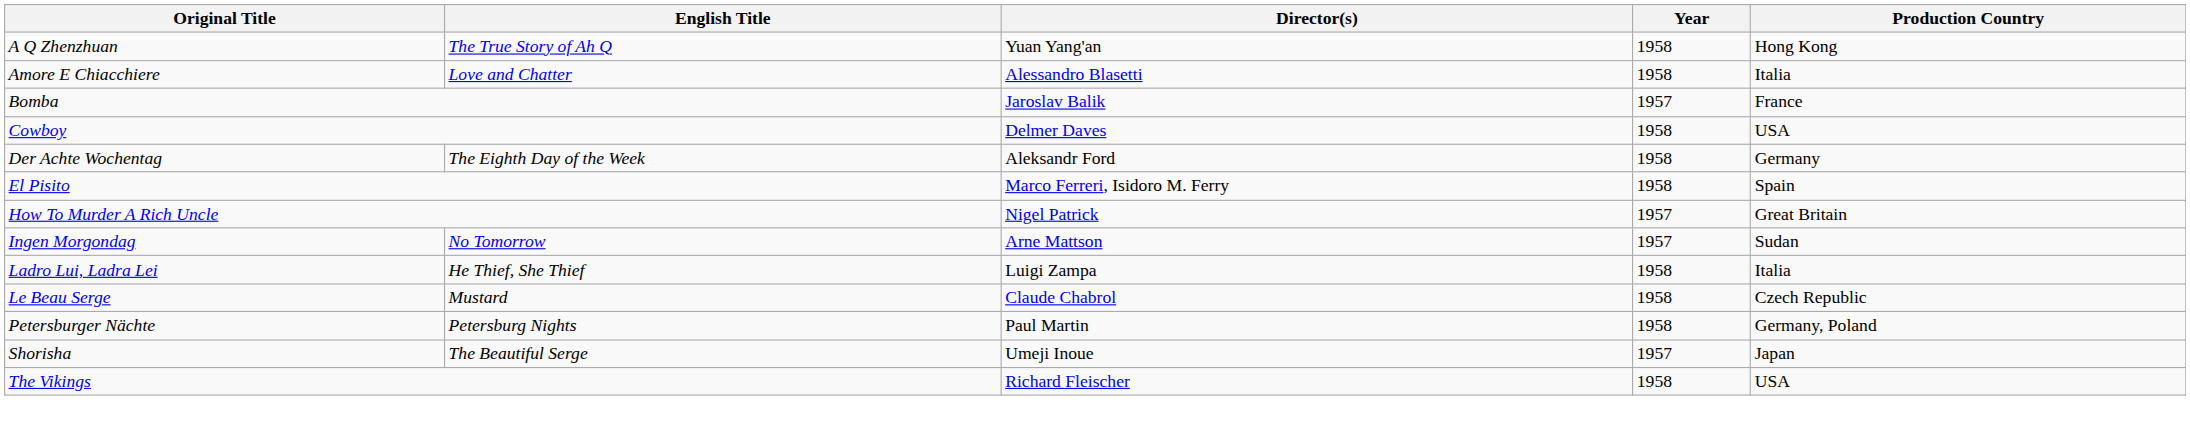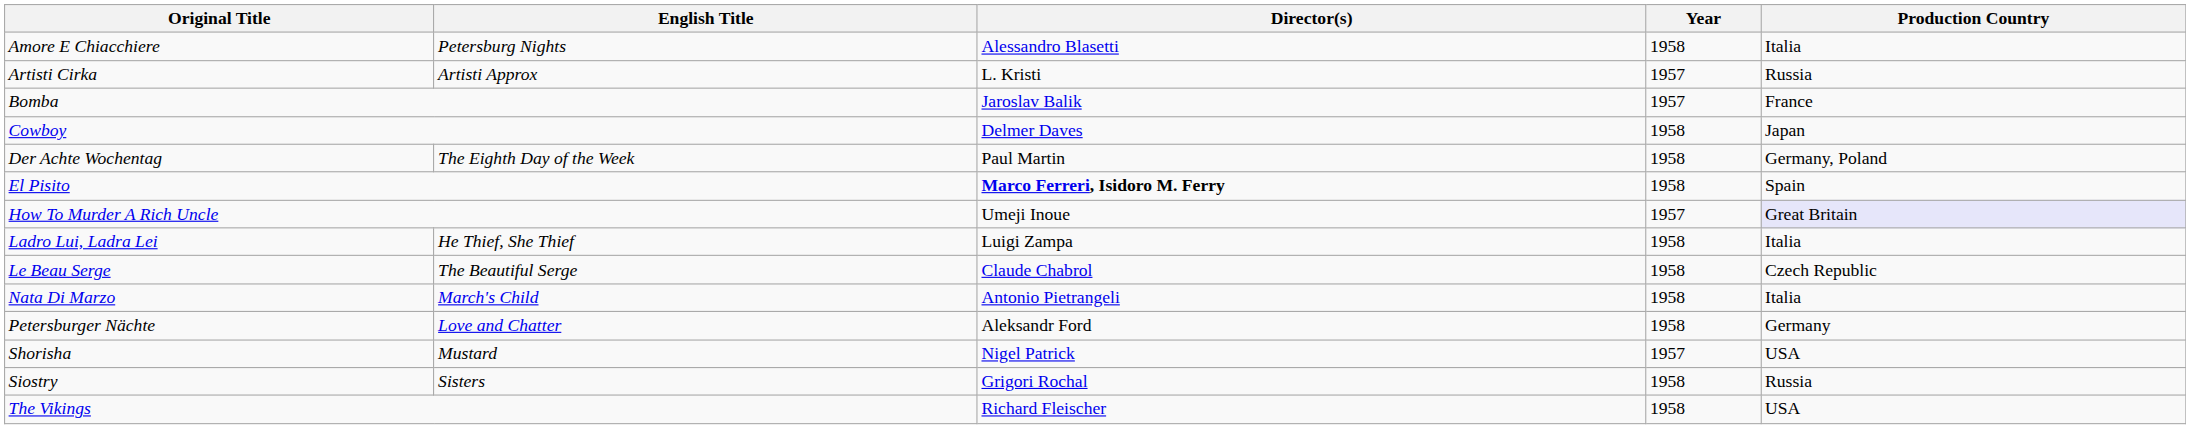- row: (63, 46)
(510, 74) Love and Chatter -> (502, 46) Petersburg Nights
+ row: (53, 74)
(1772, 130) USA -> (1785, 130) Japan
(1060, 158) Aleksandr Ford -> (1023, 158) Paul Martin
(1787, 158) Germany -> (1826, 158) Germany, Poland
(1117, 185) normal -> (1103, 185) bold
(1052, 213) Nigel Patrick -> (1026, 213) Umeji Inoue
(1801, 213) no background -> (1811, 213) lavender background
- row: (72, 241)
(478, 297) Mustard -> (508, 269) The Beautiful Serge
+ row: (62, 297)
(513, 325) Petersburg Nights -> (500, 325) Love and Chatter
(1047, 325) Paul Martin -> (1036, 325) Aleksandr Ford
(1816, 325) Germany, Poland -> (1798, 325) Germany
(518, 353) The Beautiful Serge -> (468, 353) Mustard
(1049, 353) Umeji Inoue -> (1028, 353) Nigel Patrick
(1775, 353) Japan -> (1783, 353) USA
+ row: (33, 381)
